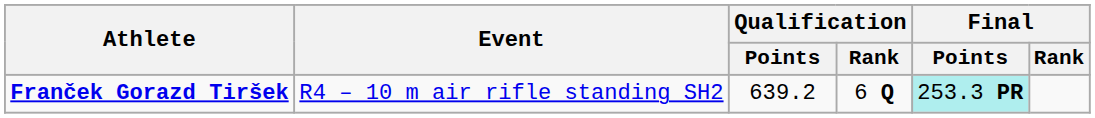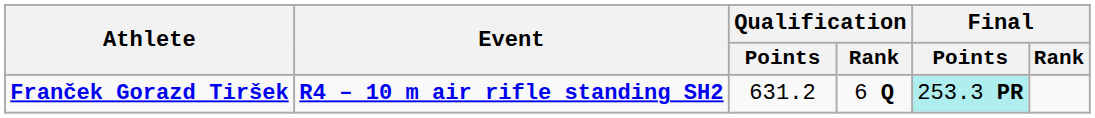(511, 93) normal -> (511, 93) bold
(783, 93) 639.2 -> (783, 93) 631.2
